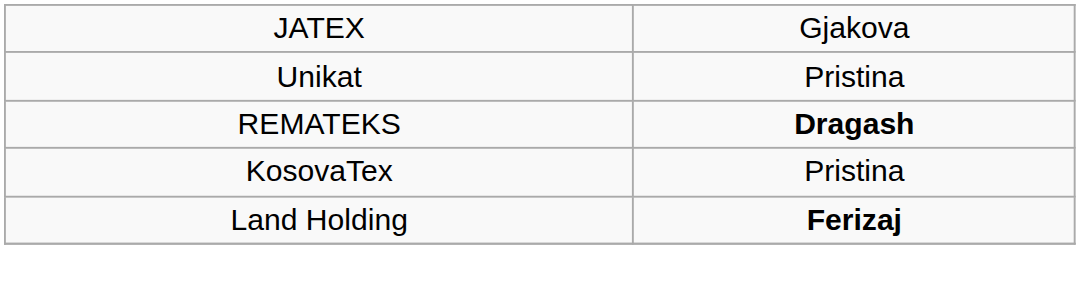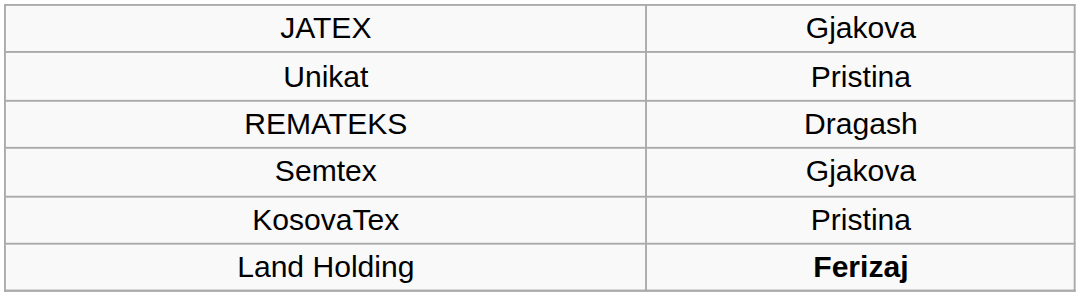(854, 123) bold -> (861, 123) normal
+ row: (326, 171)
